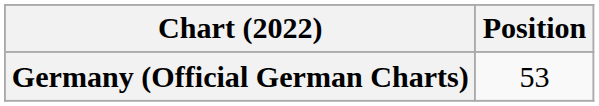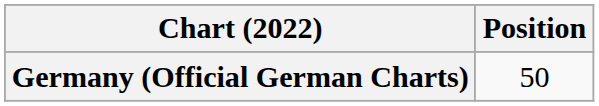(535, 76) 53 -> (535, 76) 50
